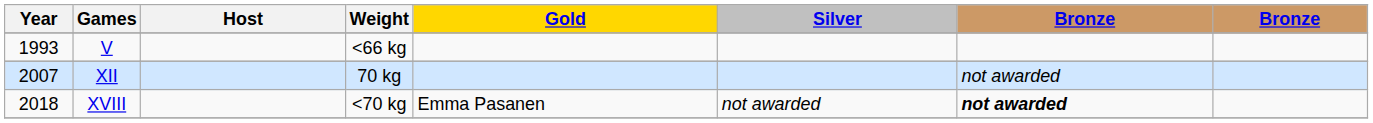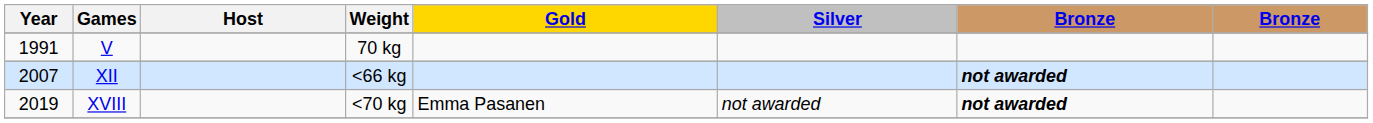(39, 47) 1993 -> (39, 47) 1991
(379, 47) <66 kg -> (379, 47) 70 kg
(379, 76) 70 kg -> (379, 76) <66 kg
(1011, 76) normal -> (1014, 76) bold
(39, 104) 2018 -> (39, 104) 2019
